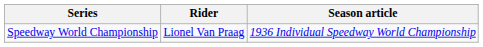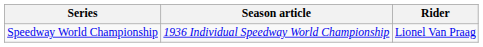columns swapped: (204, 13) <-> (363, 13)
